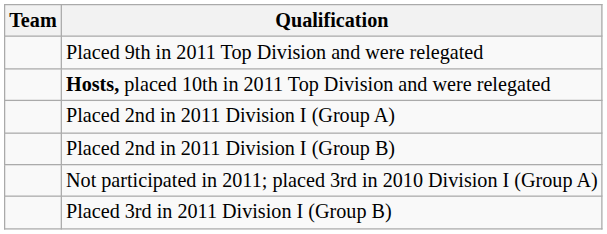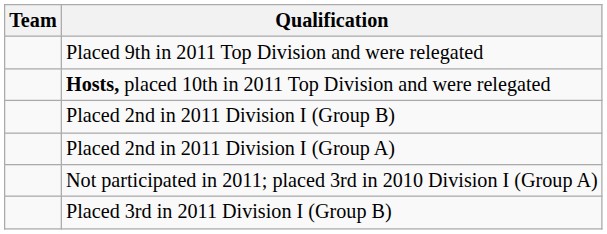rows swapped: (231, 116) <-> (231, 148)
